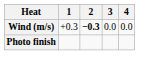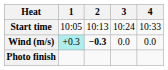+ row: (31, 27)
(69, 27) no background -> (71, 42) paleturquoise background
